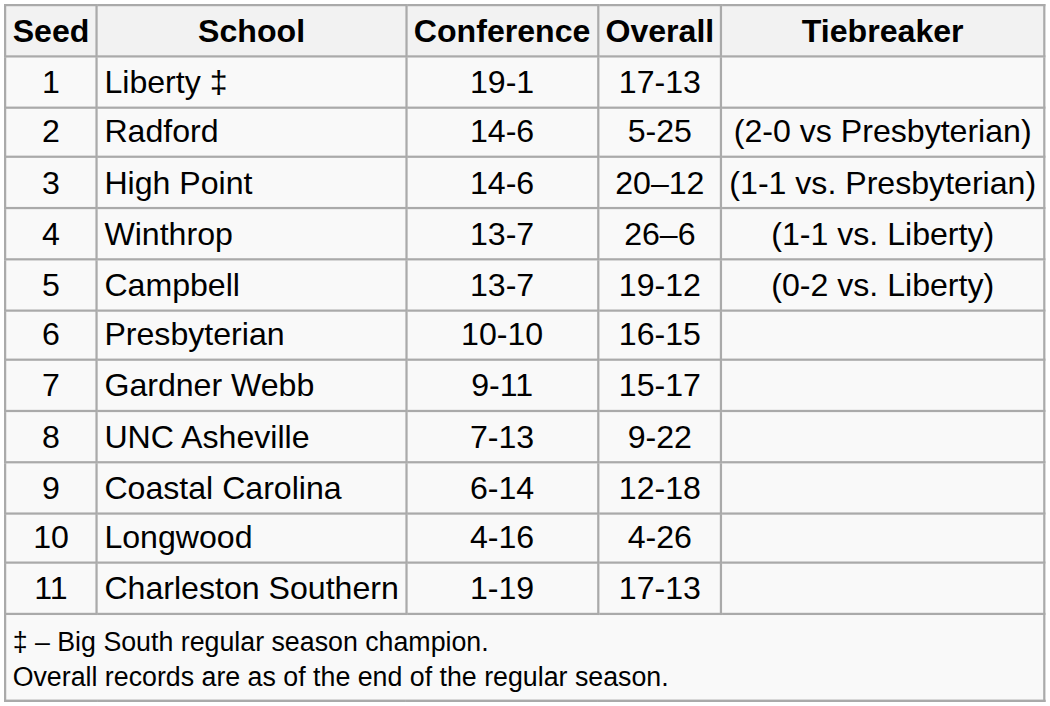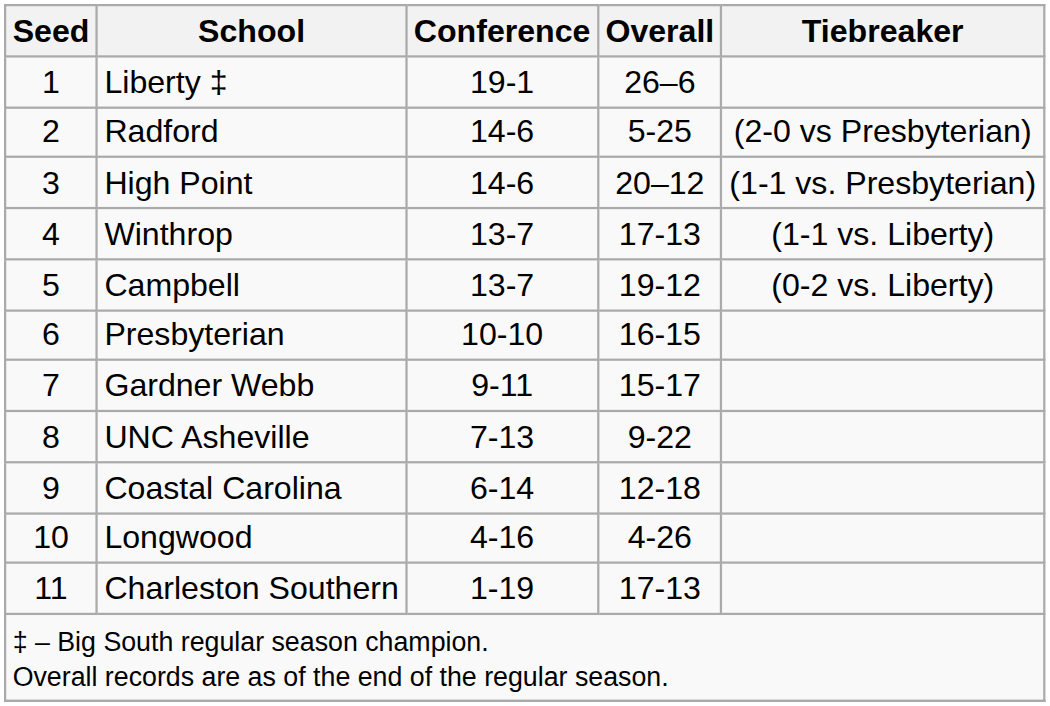(660, 82) 17-13 -> (660, 82) 26–6
(660, 234) 26–6 -> (660, 234) 17-13
